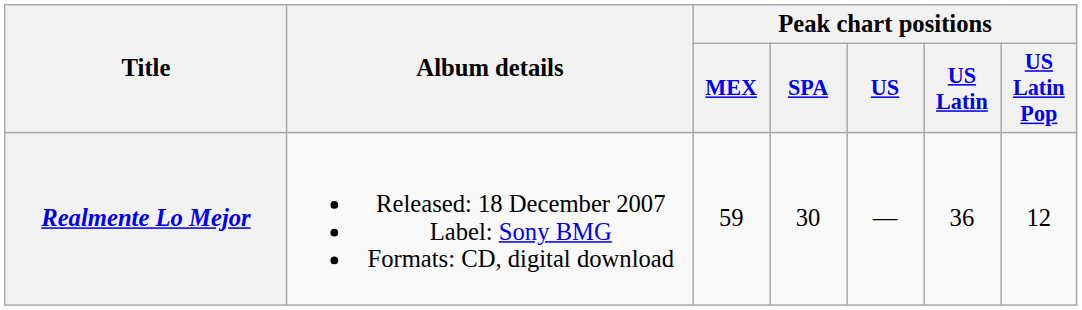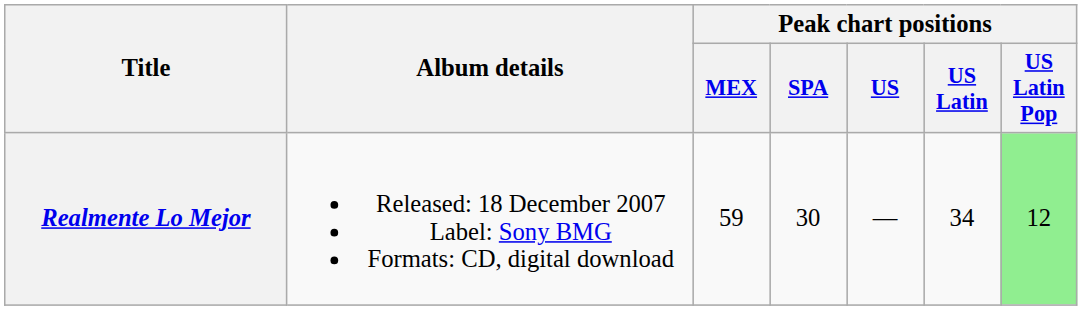(962, 218) 36 -> (962, 218) 34
(1039, 218) no background -> (1039, 218) lightgreen background
